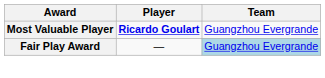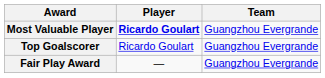+ row: (60, 47)
(261, 47) lightblue background -> (261, 64) no background
